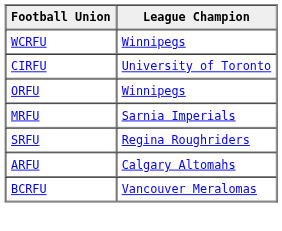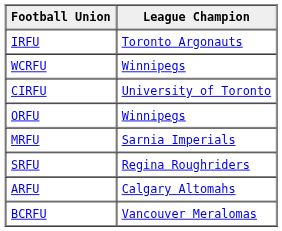+ row: (25, 42)
